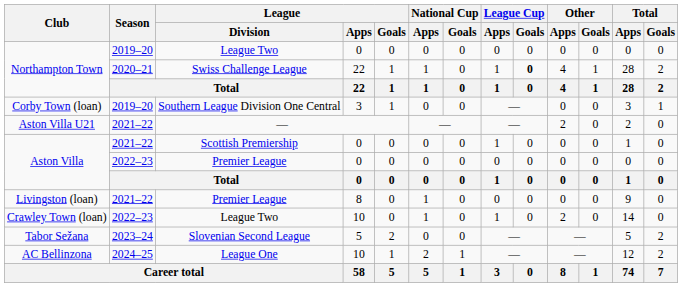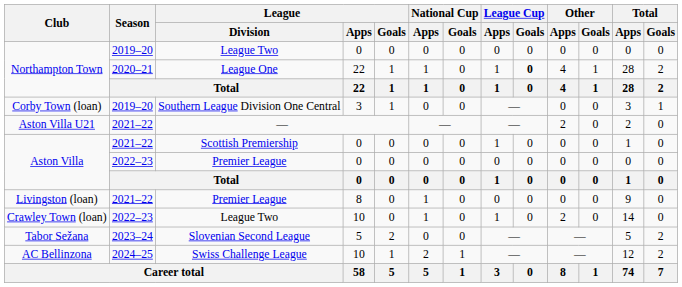(249, 69) Swiss Challenge League -> (249, 69) League One
(249, 254) League One -> (249, 254) Swiss Challenge League
